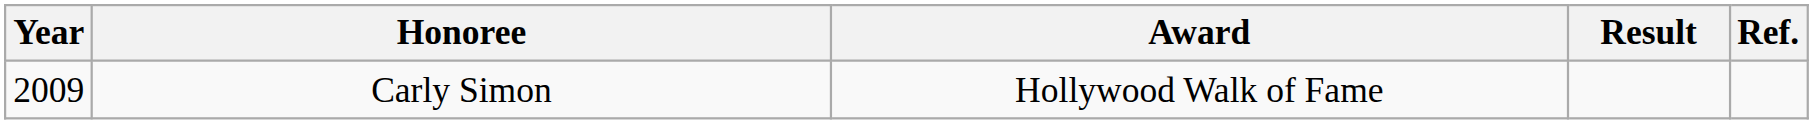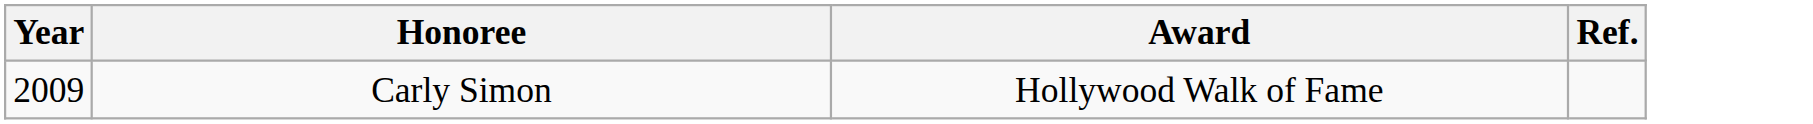- column: (1649, 32)
